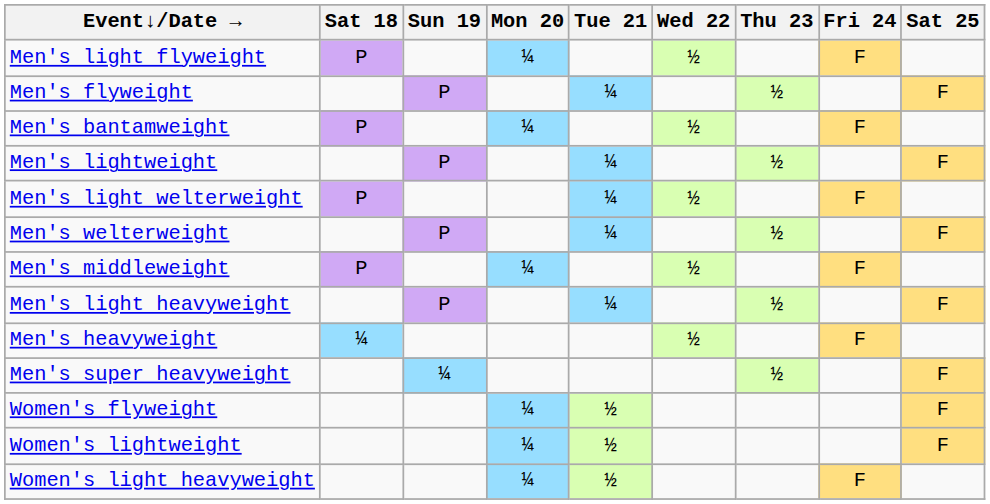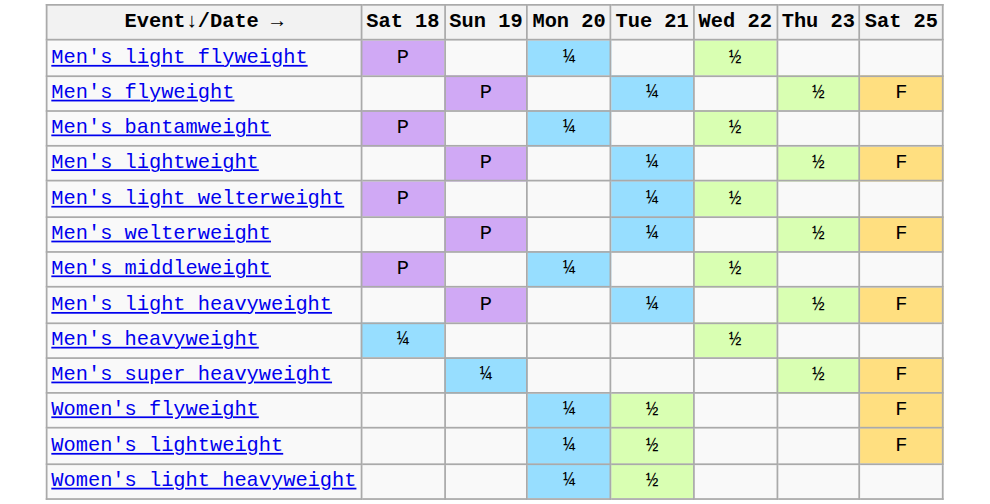- column: (860, 22)
